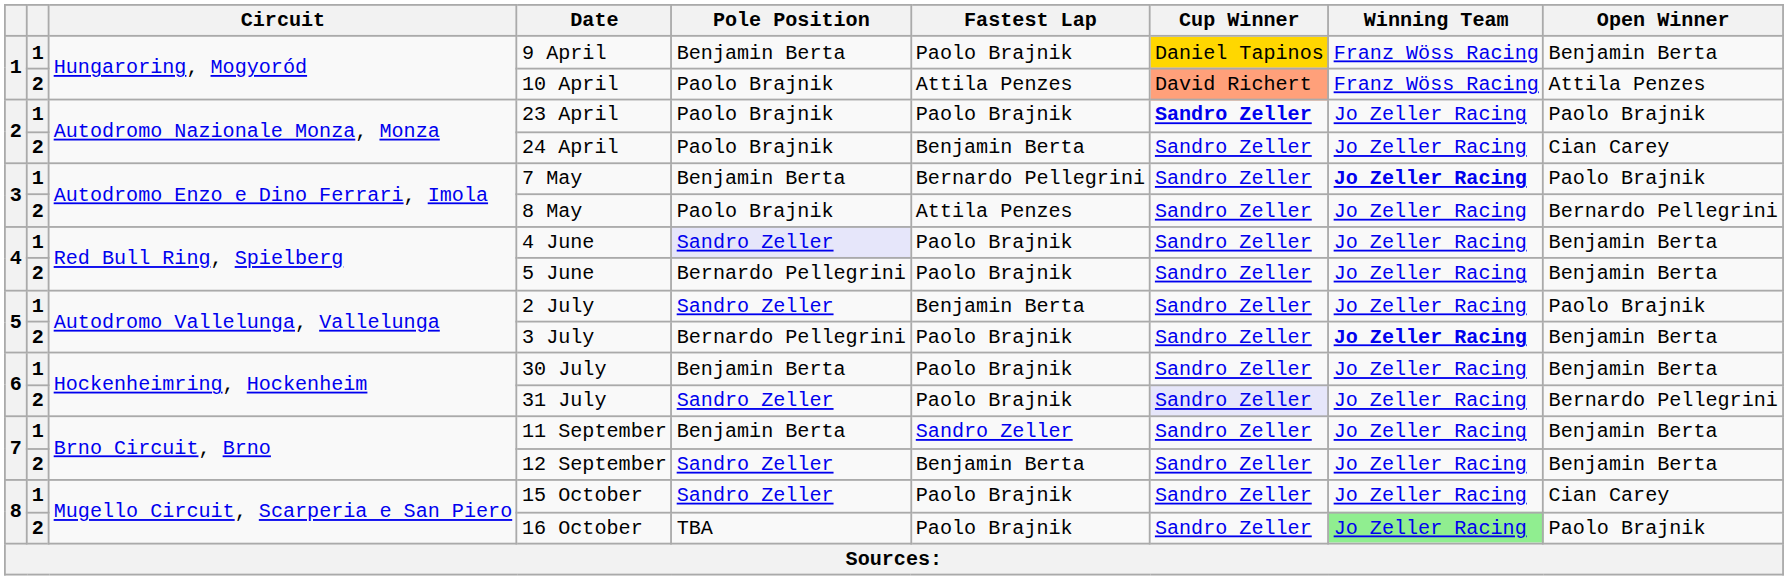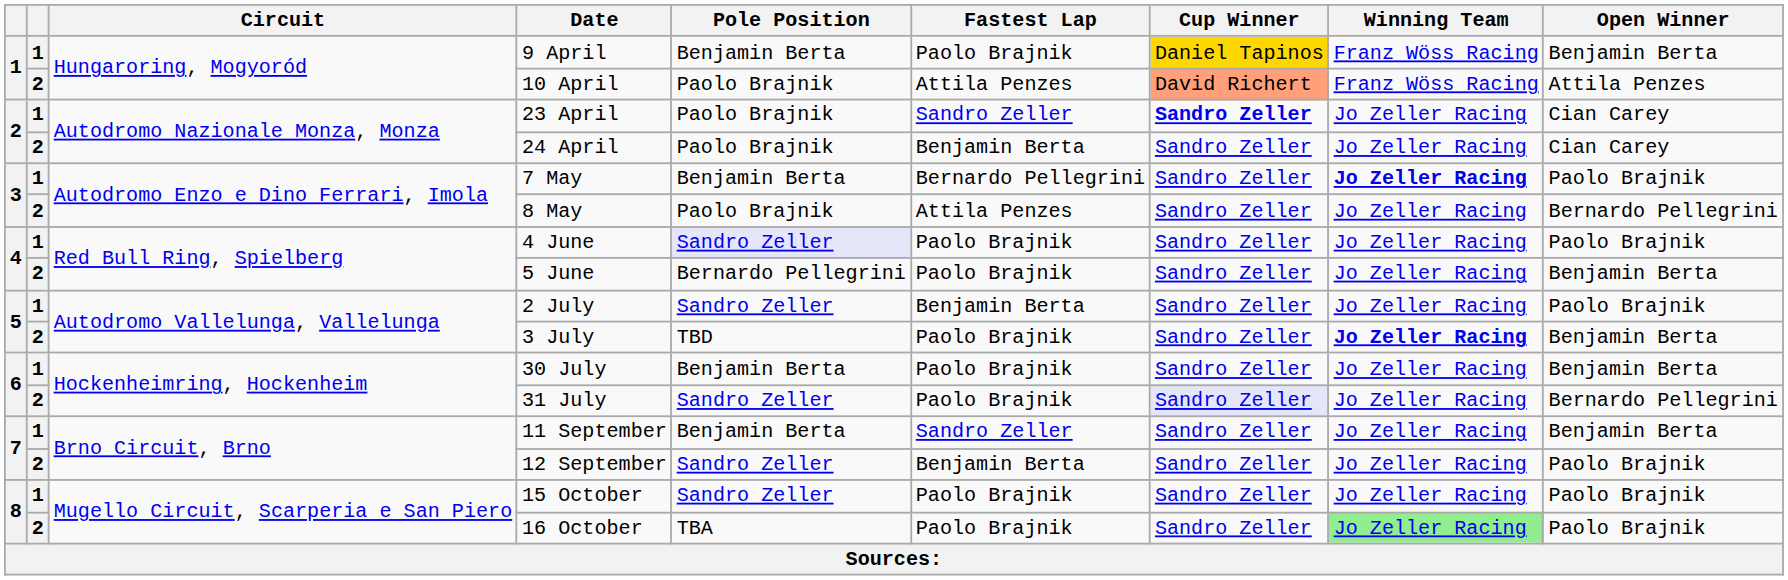(994, 116) Paolo Brajnik -> (994, 116) Sandro Zeller
(1627, 116) Paolo Brajnik -> (1609, 116) Cian Carey
(1633, 243) Benjamin Berta -> (1627, 243) Paolo Brajnik
(791, 338) Bernardo Pellegrini -> (695, 338) TBD
(1633, 464) Benjamin Berta -> (1627, 464) Paolo Brajnik
(1609, 496) Cian Carey -> (1627, 496) Paolo Brajnik
